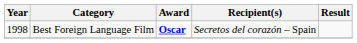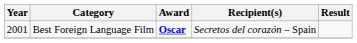(17, 29) 1998 -> (17, 29) 2001
